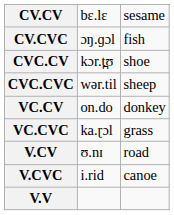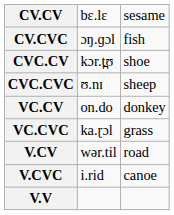(99, 84) wər.til -> (92, 84) ʊ.nɪ
(92, 152) ʊ.nɪ -> (99, 152) wər.til
